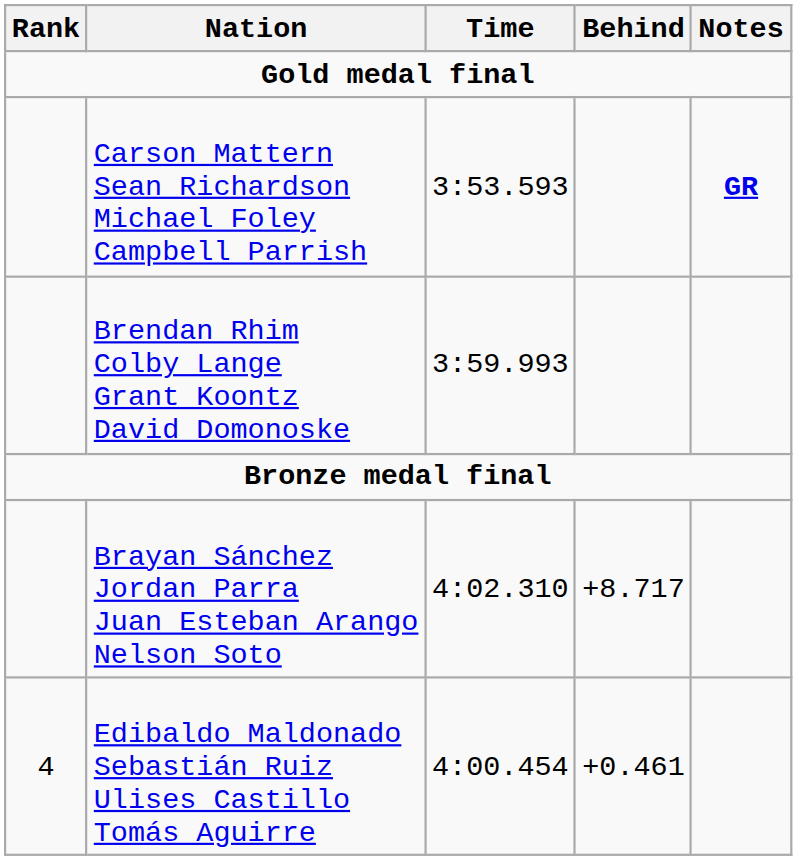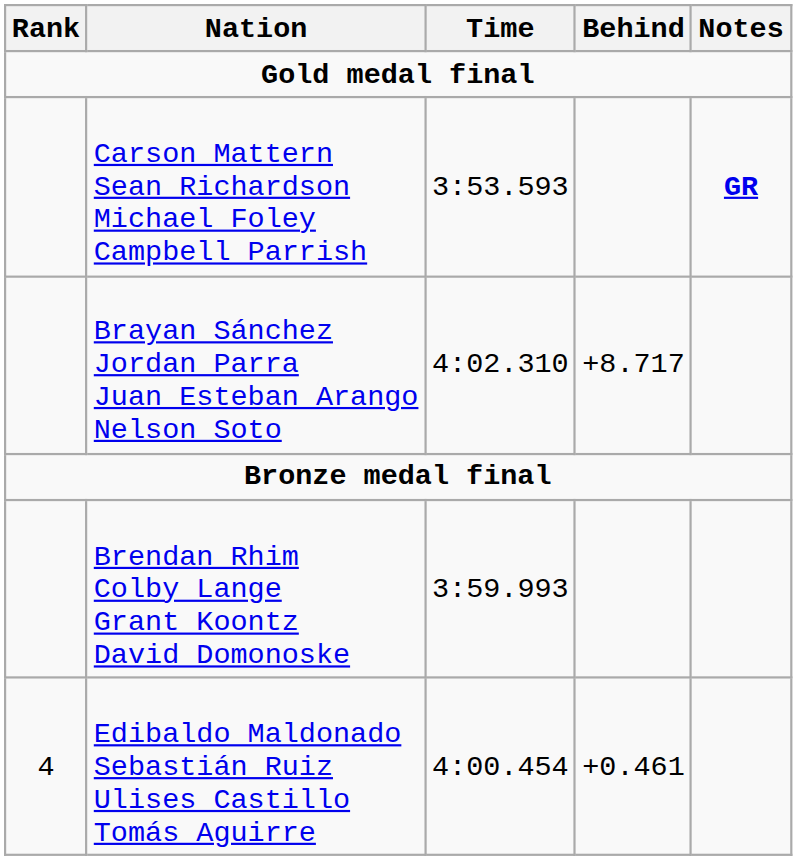rows swapped: (256, 605) <-> (222, 381)
